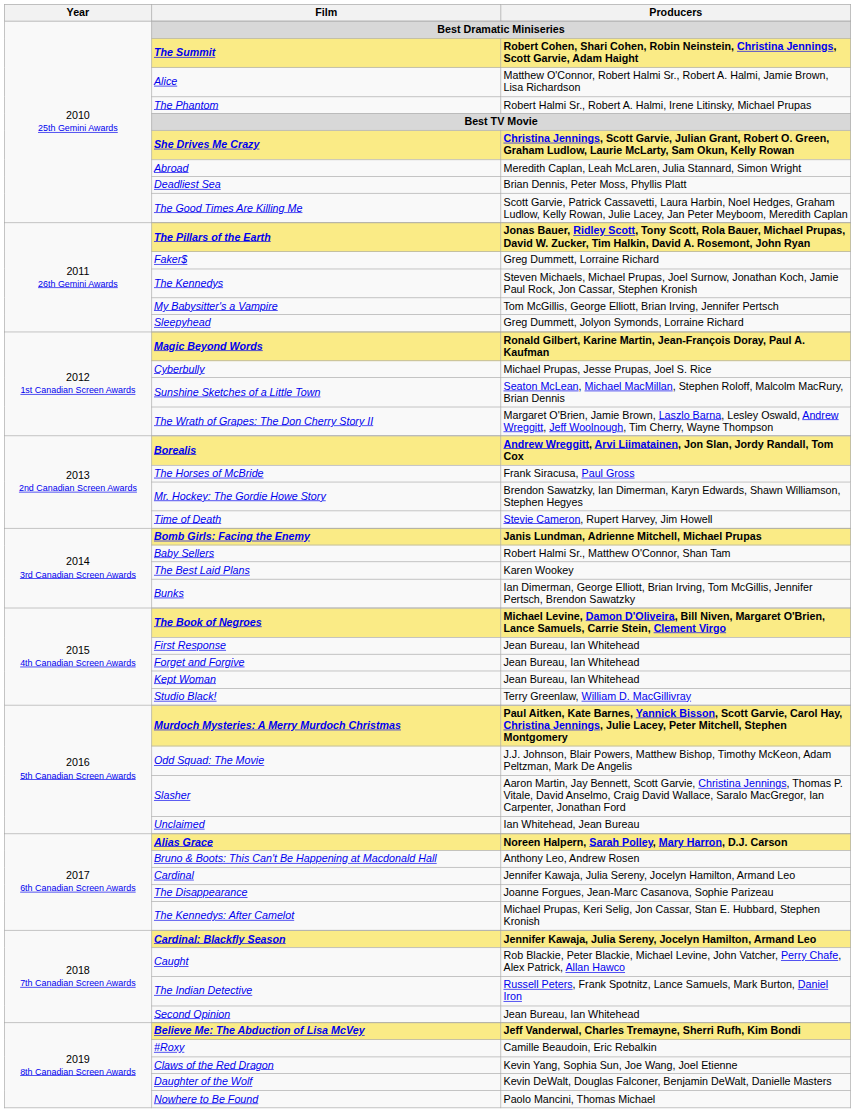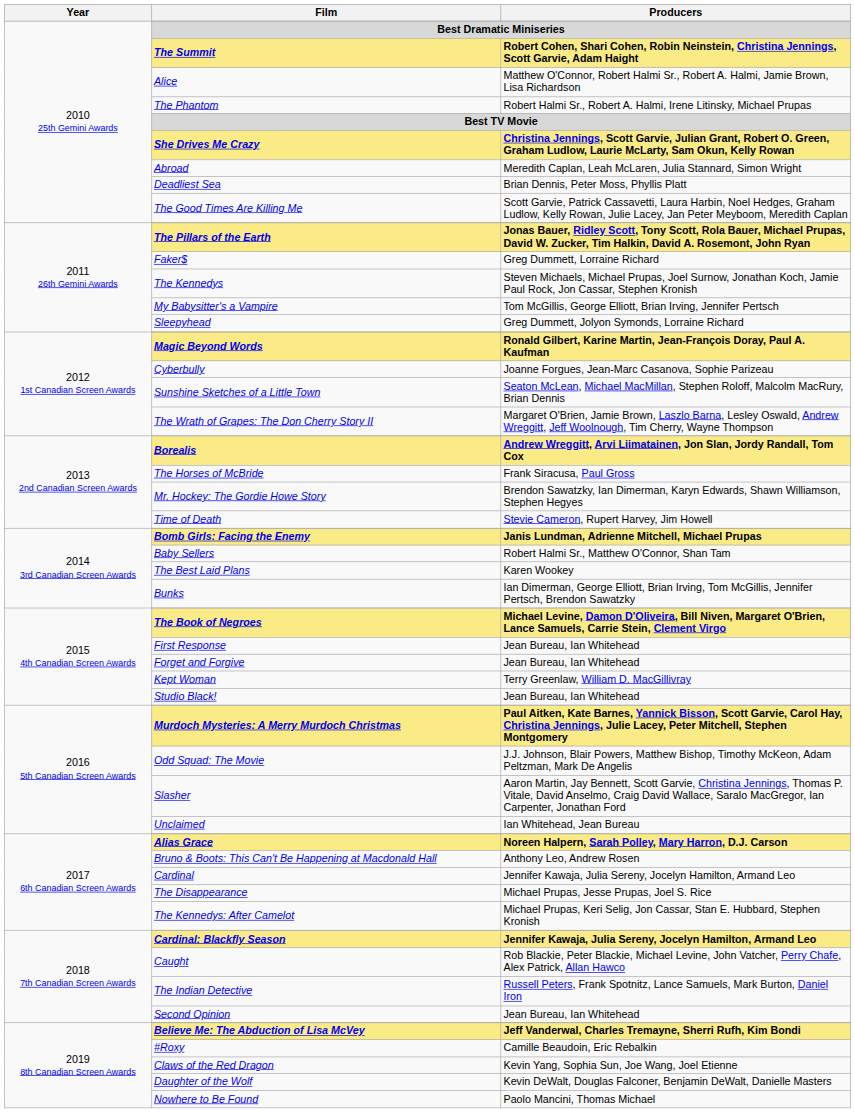(607, 369) Michael Prupas, Jesse Prupas, Joel S. Rice -> (638, 369) Joanne Forgues, Jean-Marc Casanova, Sophie Parizeau
(571, 679) Jean Bureau, Ian Whitehead -> (597, 679) Terry Greenlaw, William D. MacGillivray
(597, 696) Terry Greenlaw, William D. MacGillivray -> (571, 696) Jean Bureau, Ian Whitehead
(638, 893) Joanne Forgues, Jean-Marc Casanova, Sophie Parizeau -> (607, 893) Michael Prupas, Jesse Prupas, Joel S. Rice
